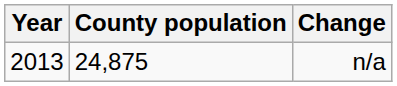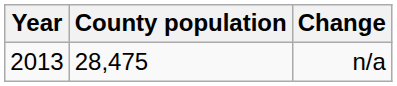(111, 61) 24,875 -> (111, 61) 28,475
